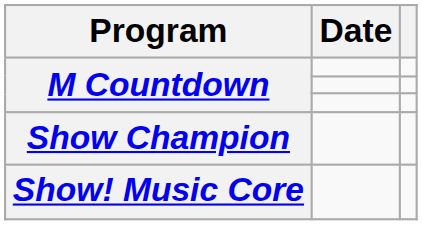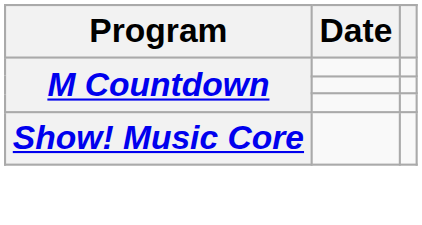- row: (158, 137)
